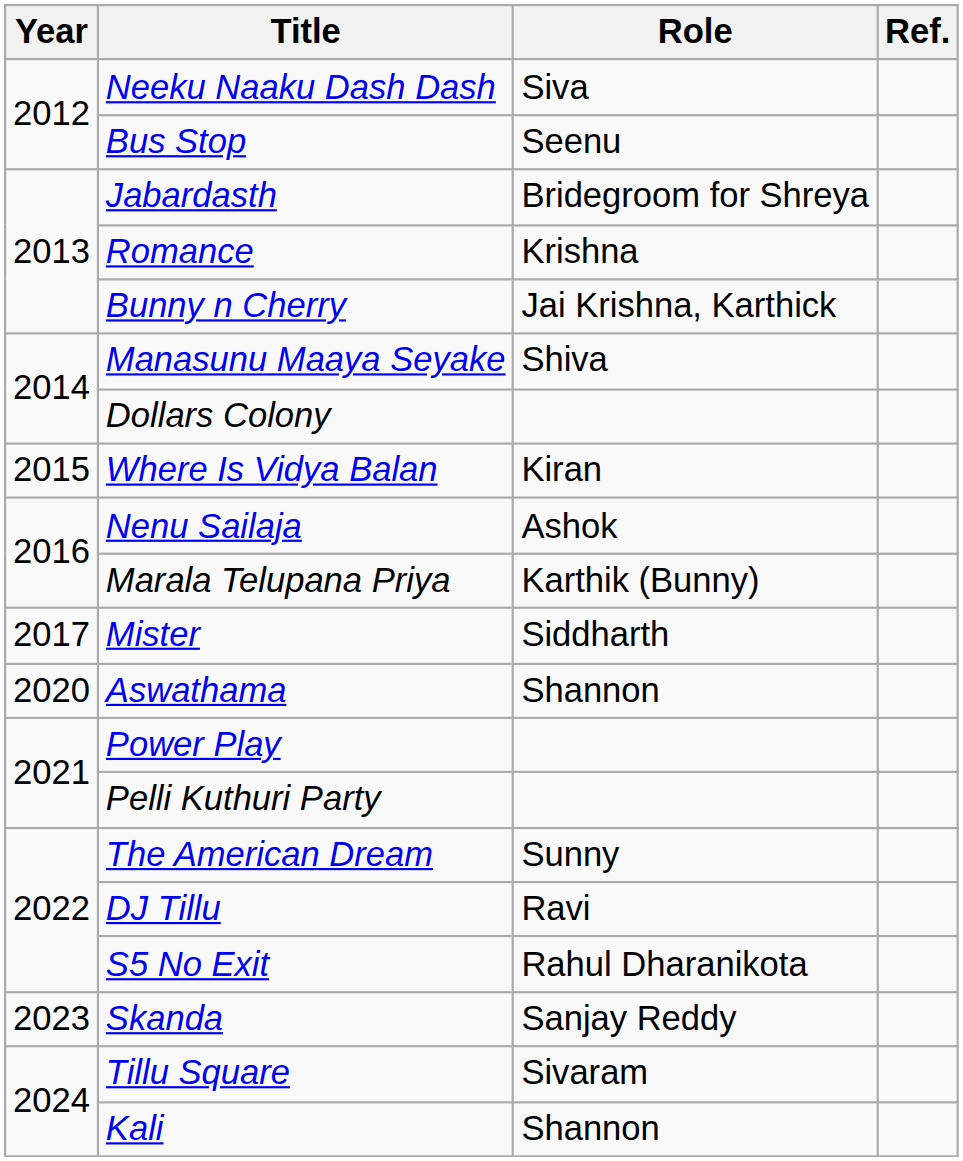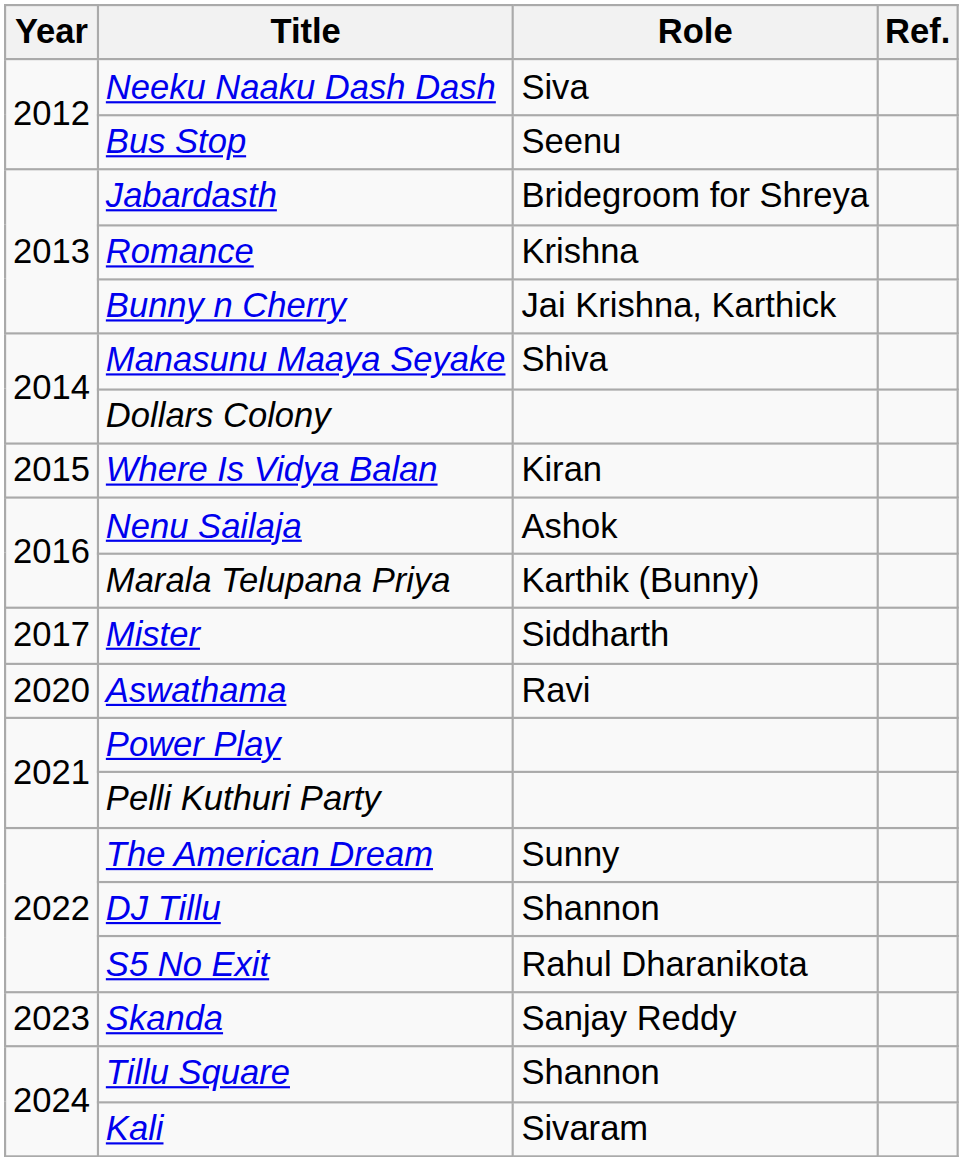(591, 689) Shannon -> (556, 689) Ravi
(556, 908) Ravi -> (591, 908) Shannon
(585, 1073) Sivaram -> (591, 1073) Shannon
(591, 1128) Shannon -> (585, 1128) Sivaram
